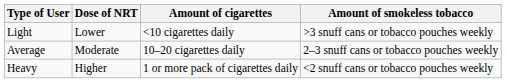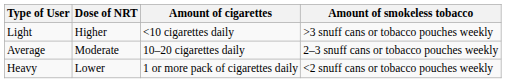(90, 31) Lower -> (91, 31) Higher
(91, 68) Higher -> (90, 68) Lower
